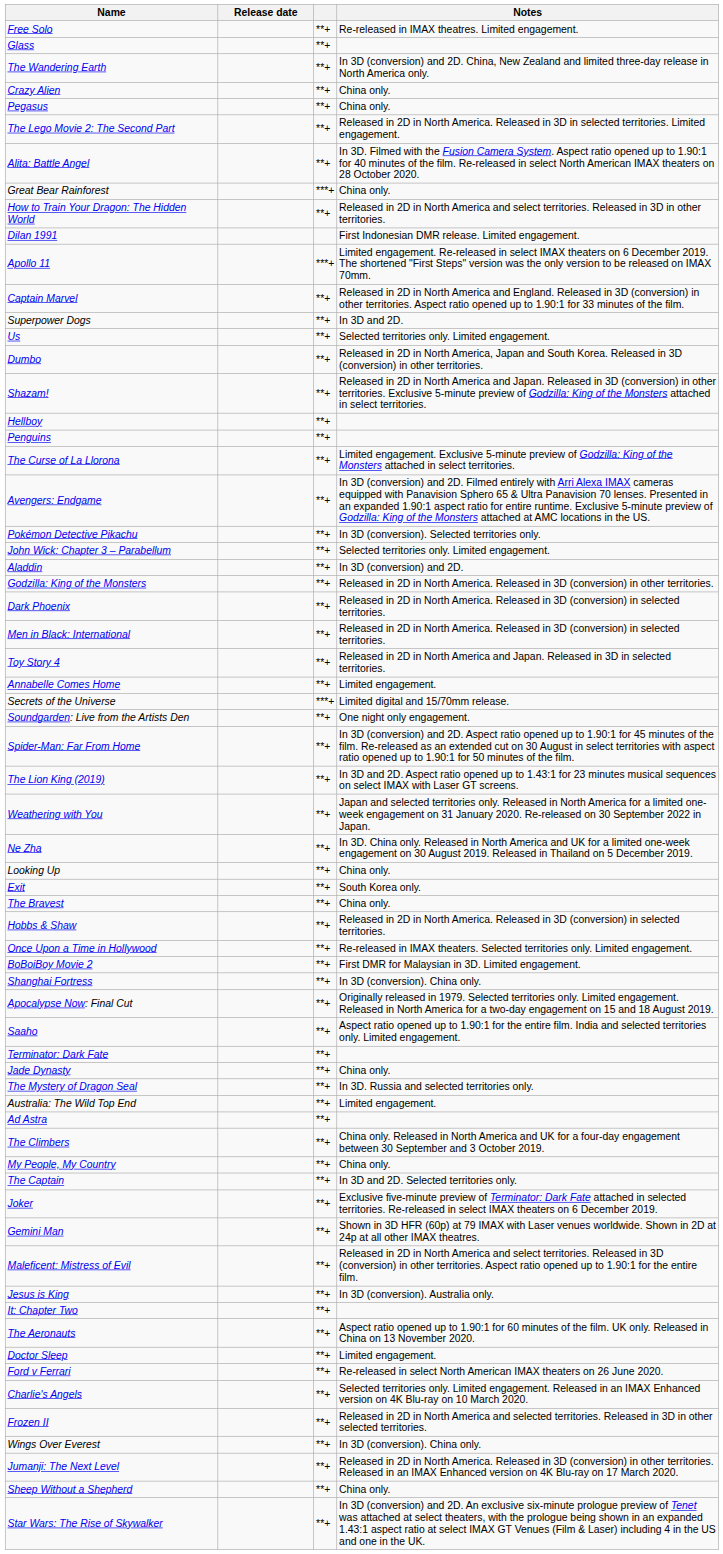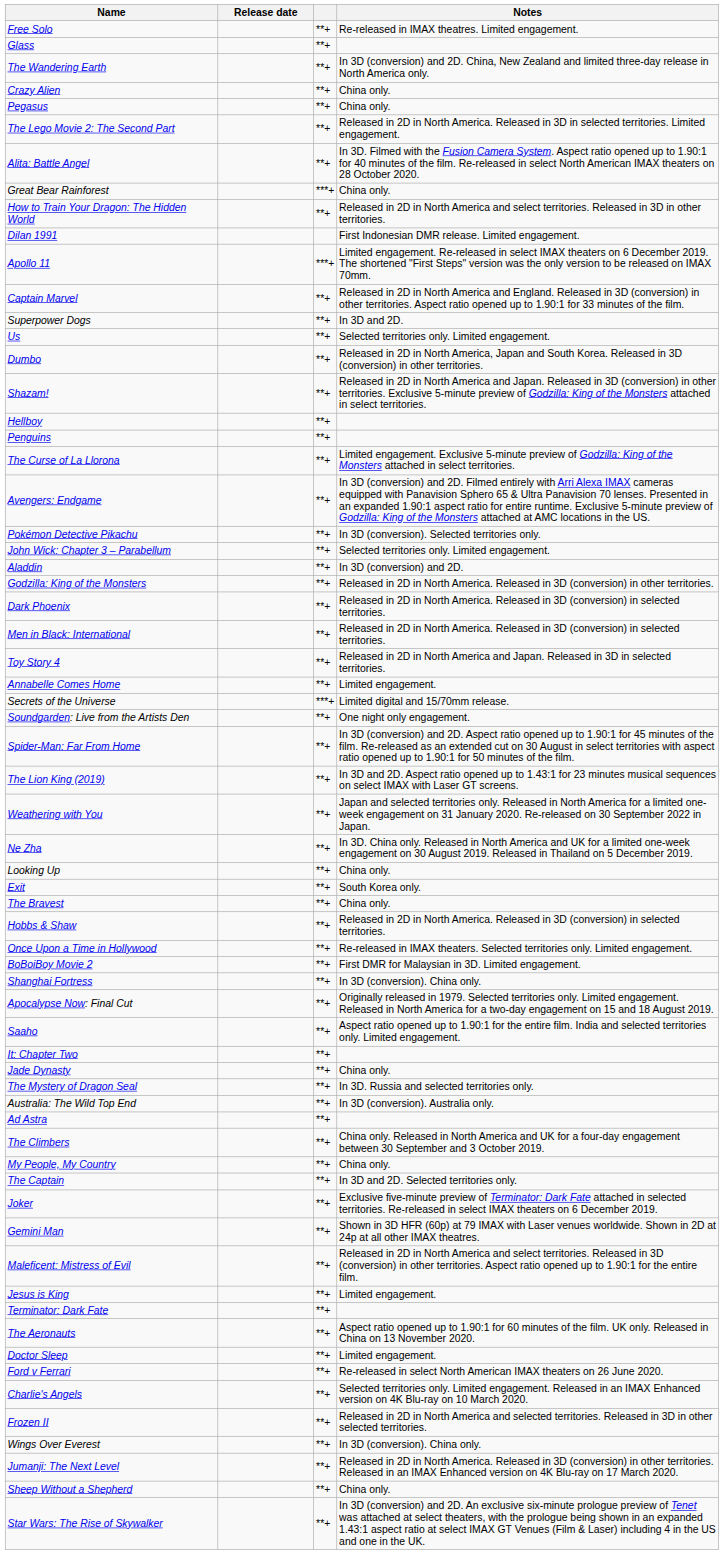rows swapped: (43, 1310) <-> (58, 1054)
(388, 1103) Limited engagement. -> (416, 1103) In 3D (conversion). Australia only.
(416, 1294) In 3D (conversion). Australia only. -> (388, 1294) Limited engagement.
